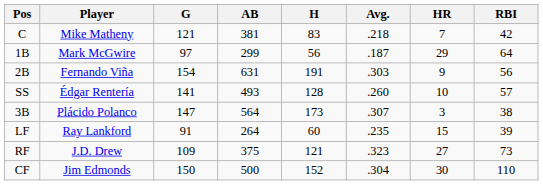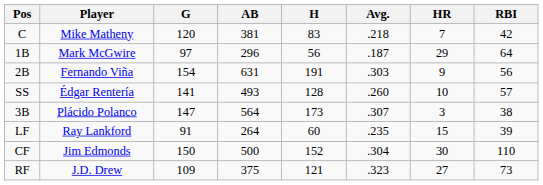(186, 33) 121 -> (186, 33) 120
(250, 53) 299 -> (250, 53) 296
rows swapped: (22, 170) <-> (22, 151)
